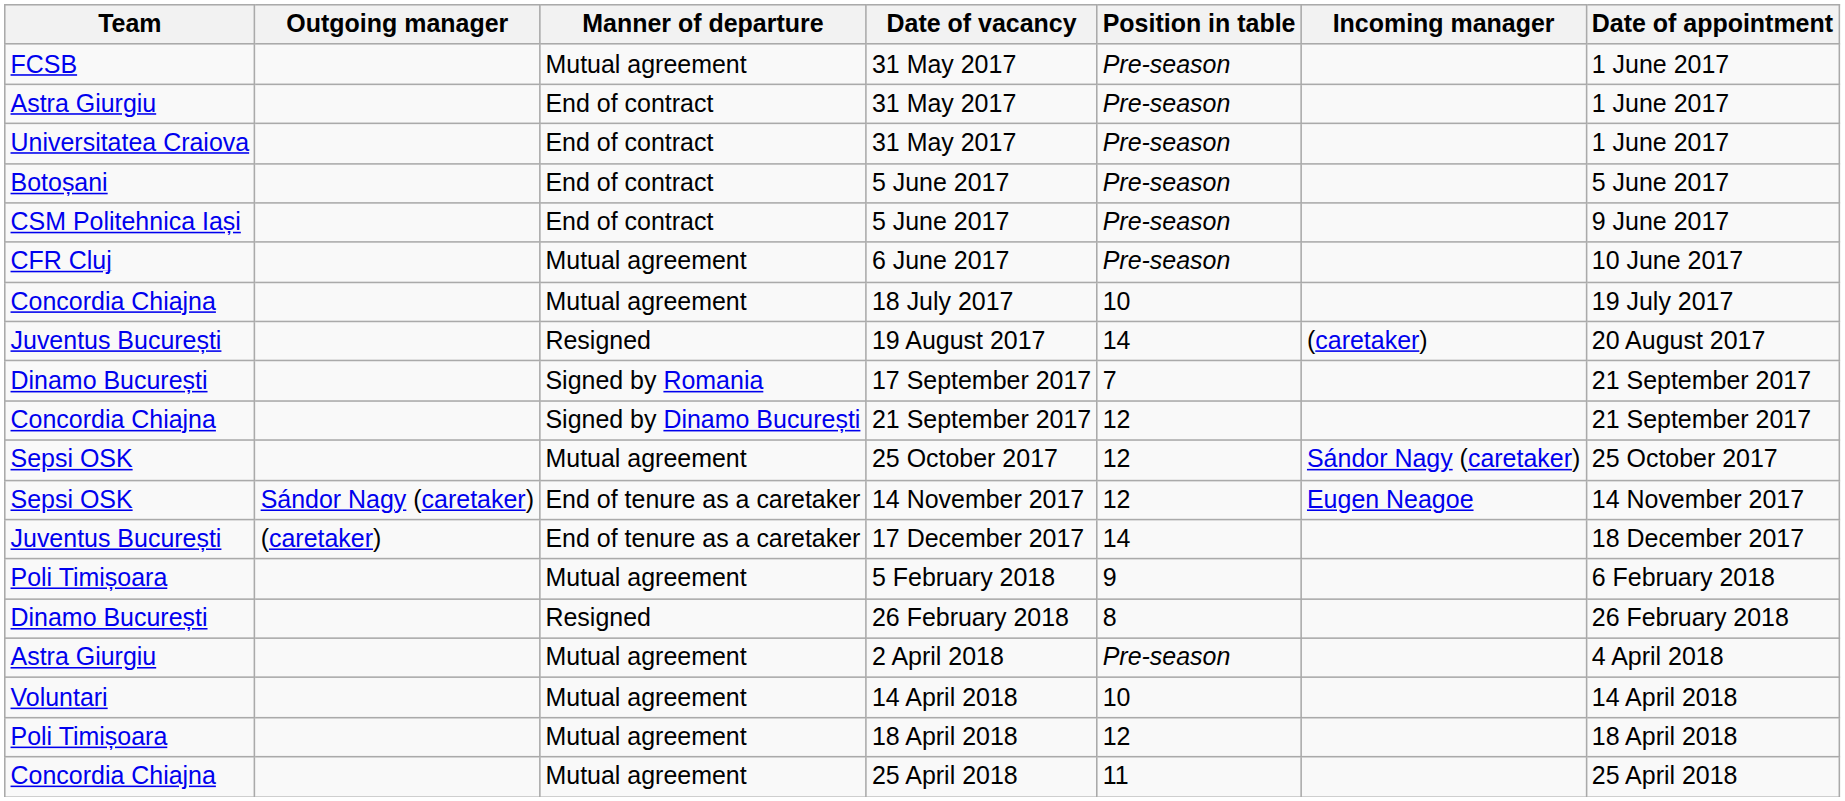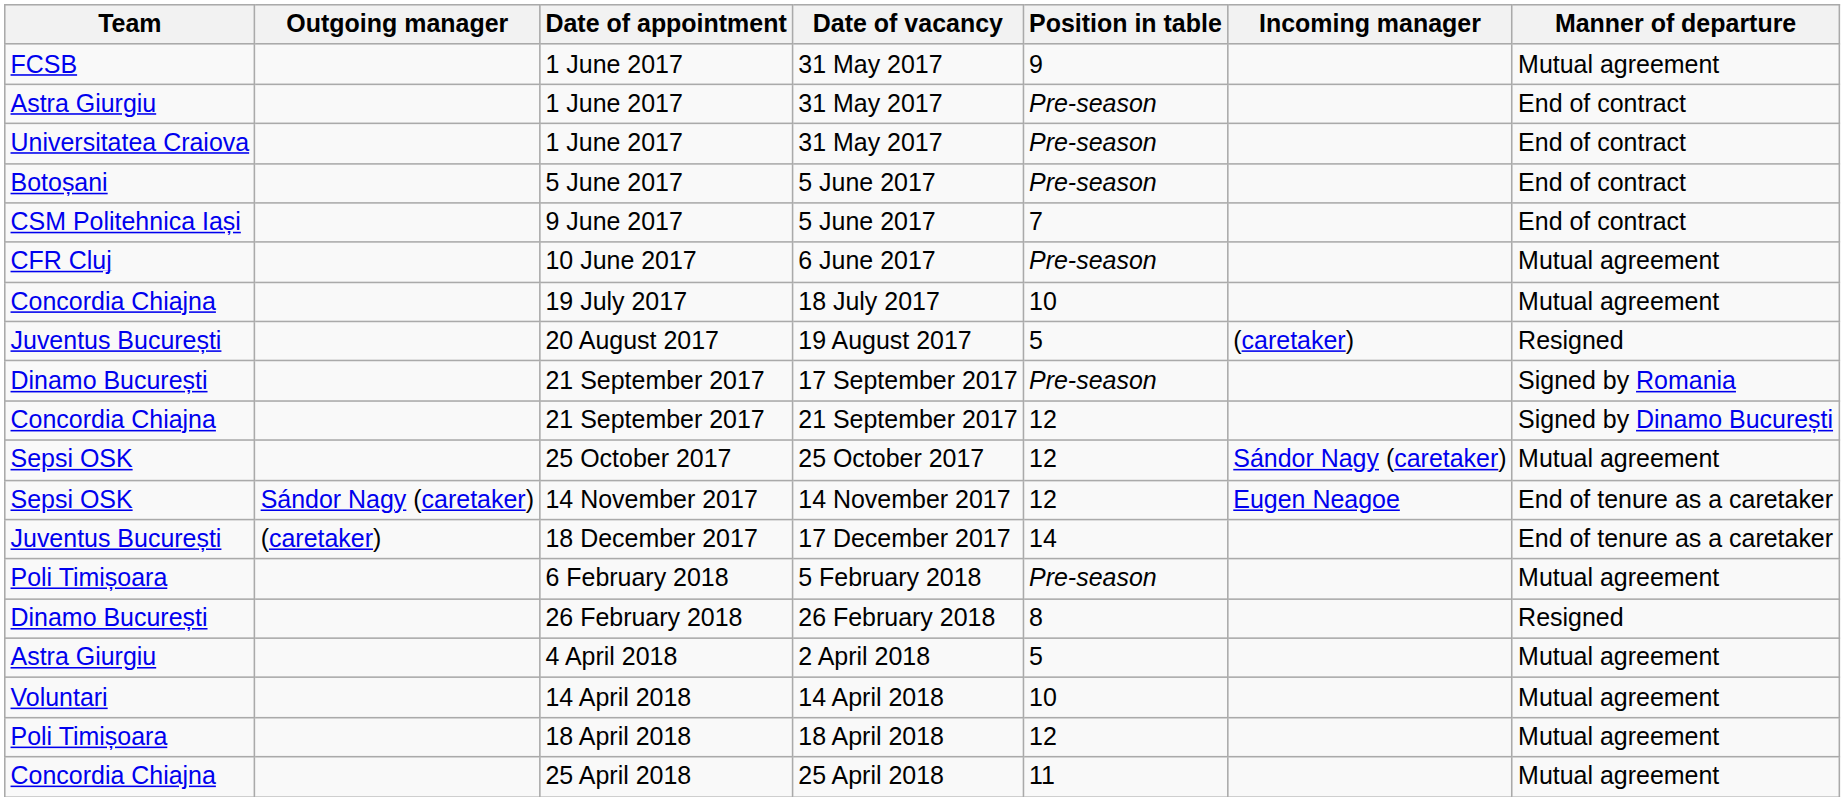columns swapped: (703, 24) <-> (1712, 24)
(1167, 63) Pre-season -> (1036, 63) 9
(1167, 222) Pre-season -> (1036, 222) 7
(1117, 340) 14 -> (1036, 340) 5
(1110, 380) 7 -> (1093, 380) Pre-season
(1110, 578) 9 -> (1093, 578) Pre-season
(1167, 657) Pre-season -> (1036, 657) 5
